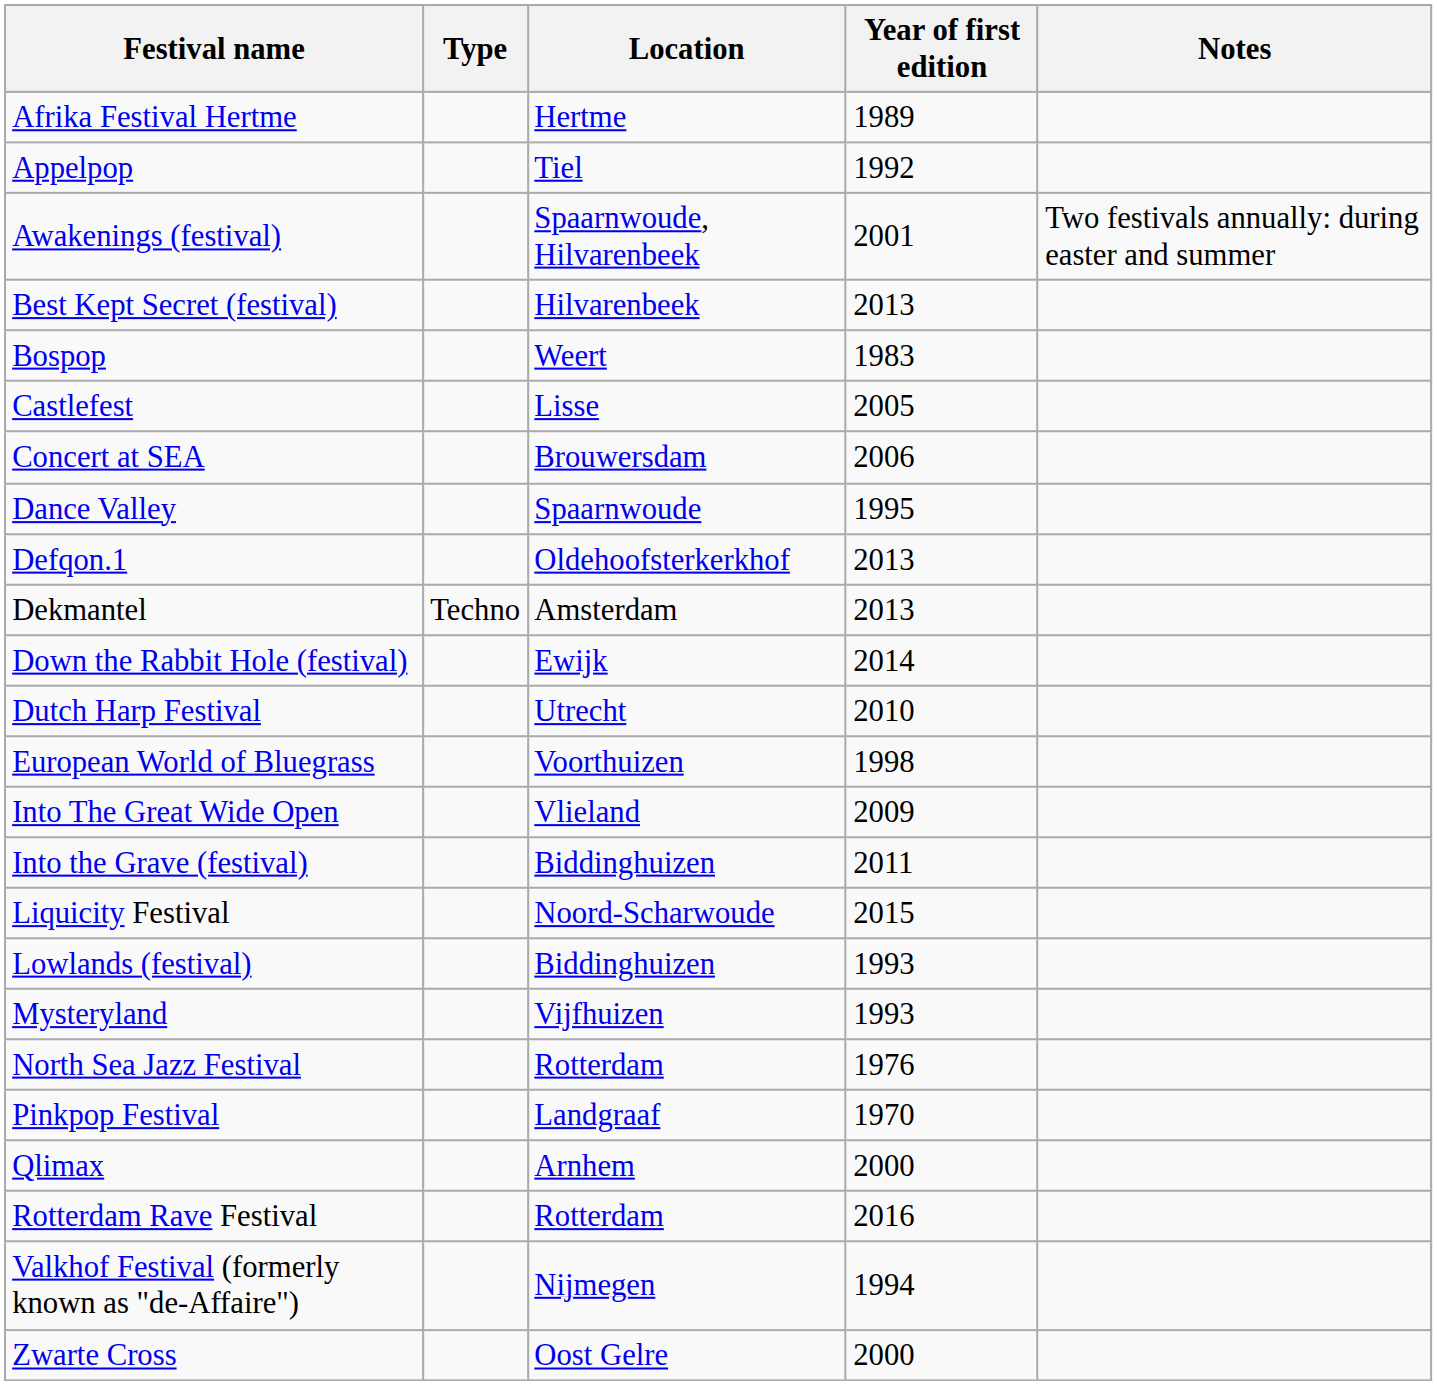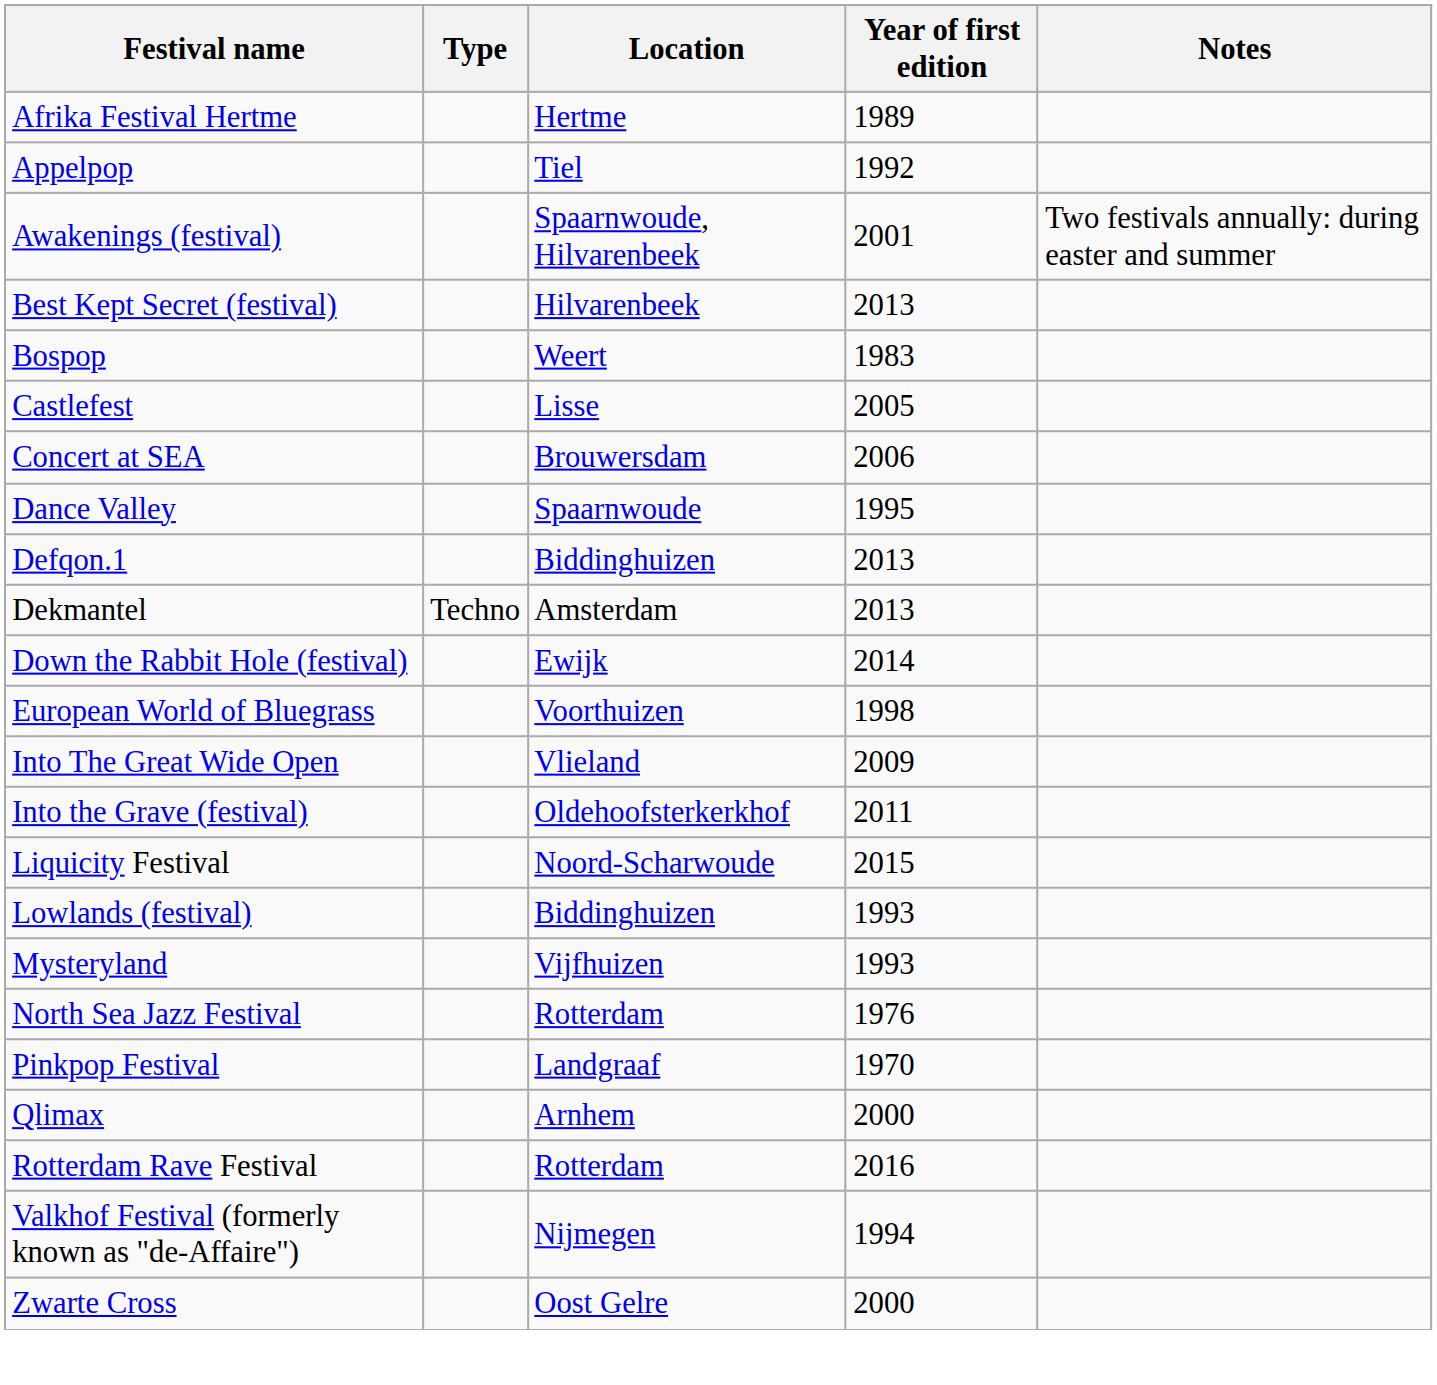(662, 558) Oldehoofsterkerkhof -> (625, 558) Biddinghuizen
- row: (137, 710)
(625, 862) Biddinghuizen -> (662, 811) Oldehoofsterkerkhof
